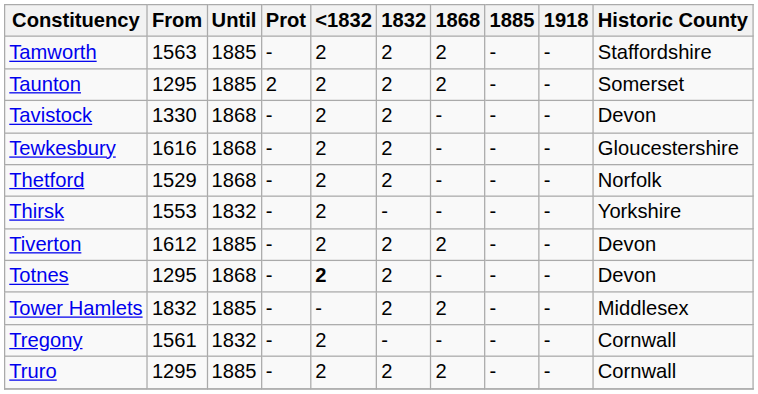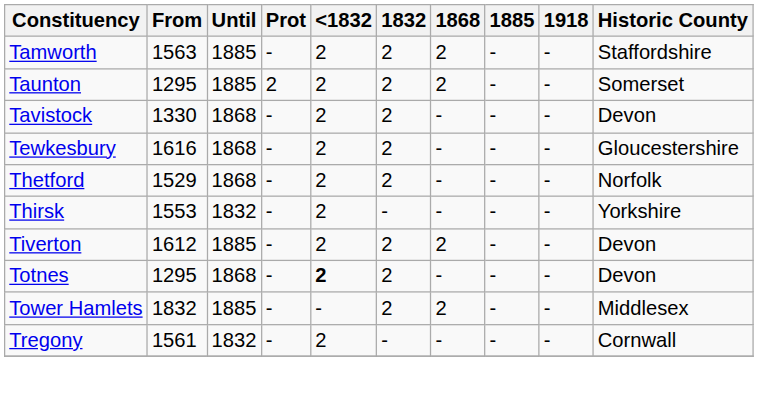- row: (33, 372)
